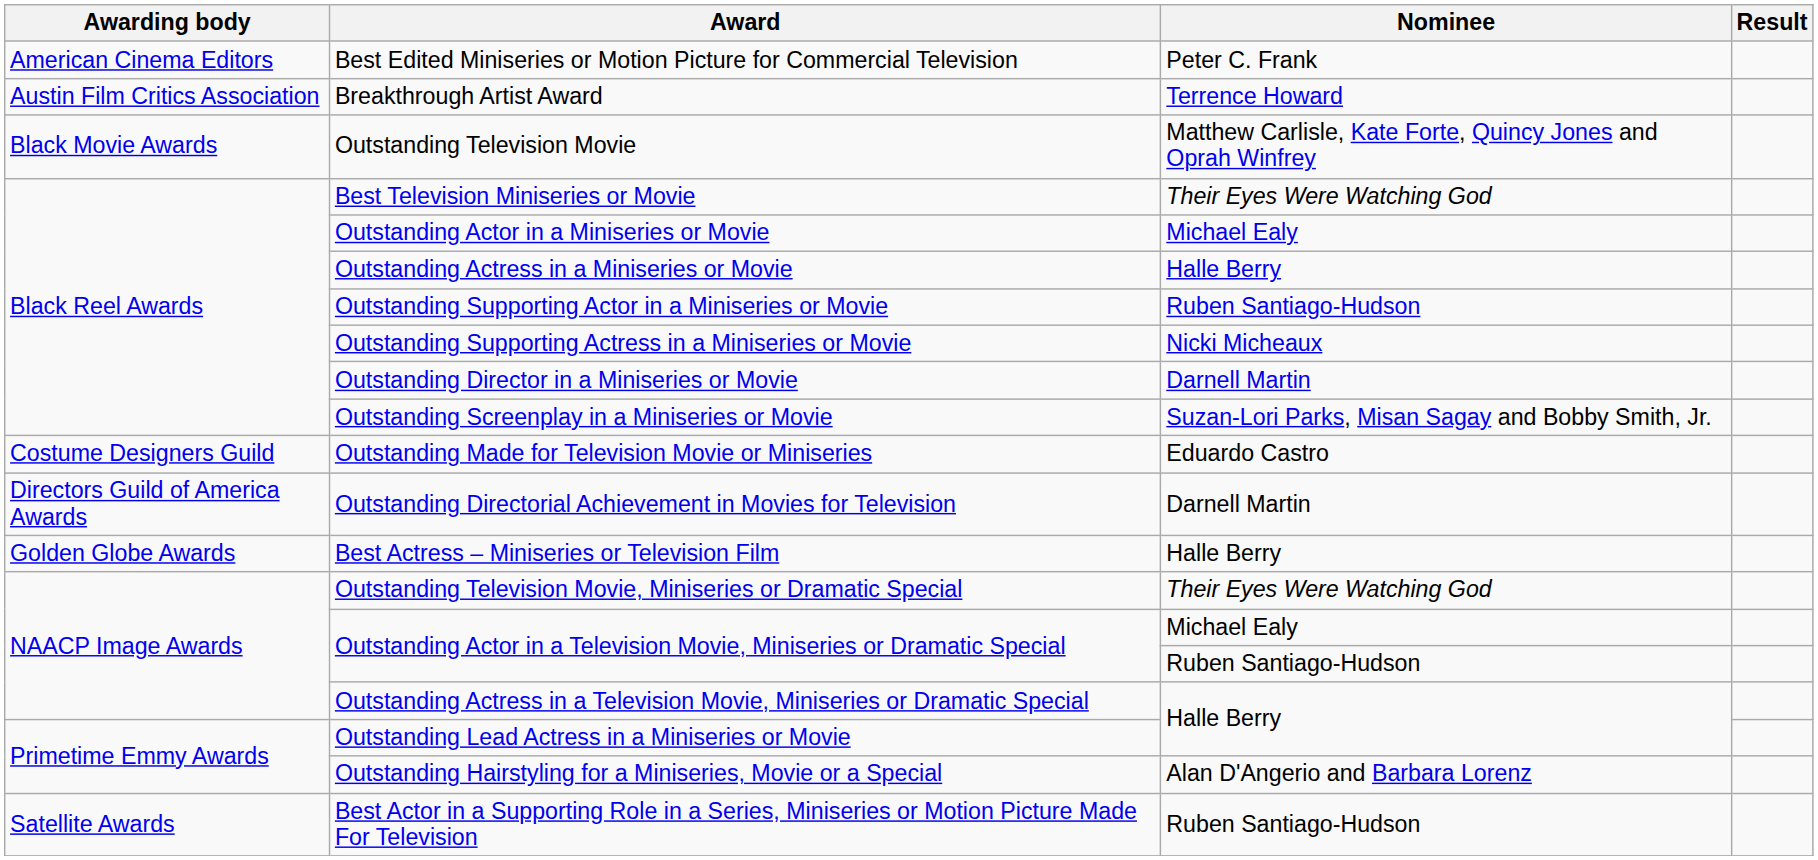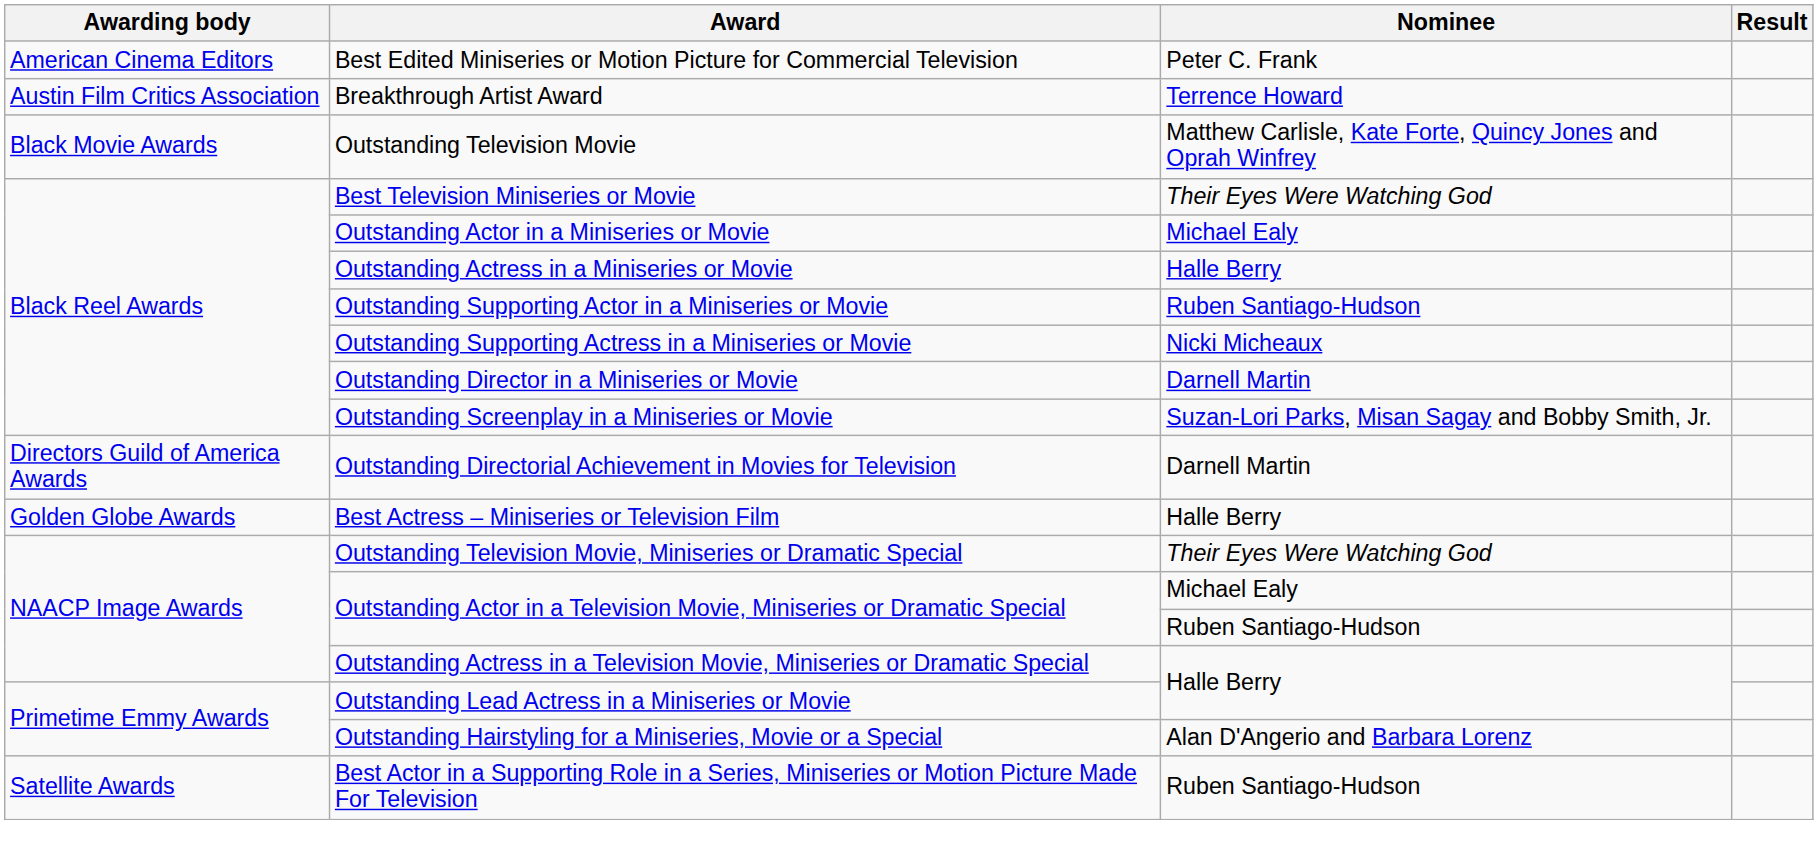- row: (604, 453)
